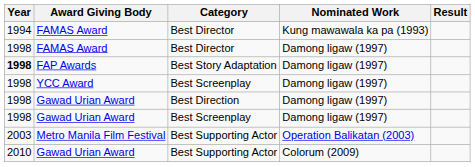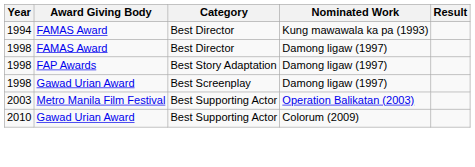(19, 65) bold -> (19, 65) normal
- row: (65, 83)
- row: (86, 100)
